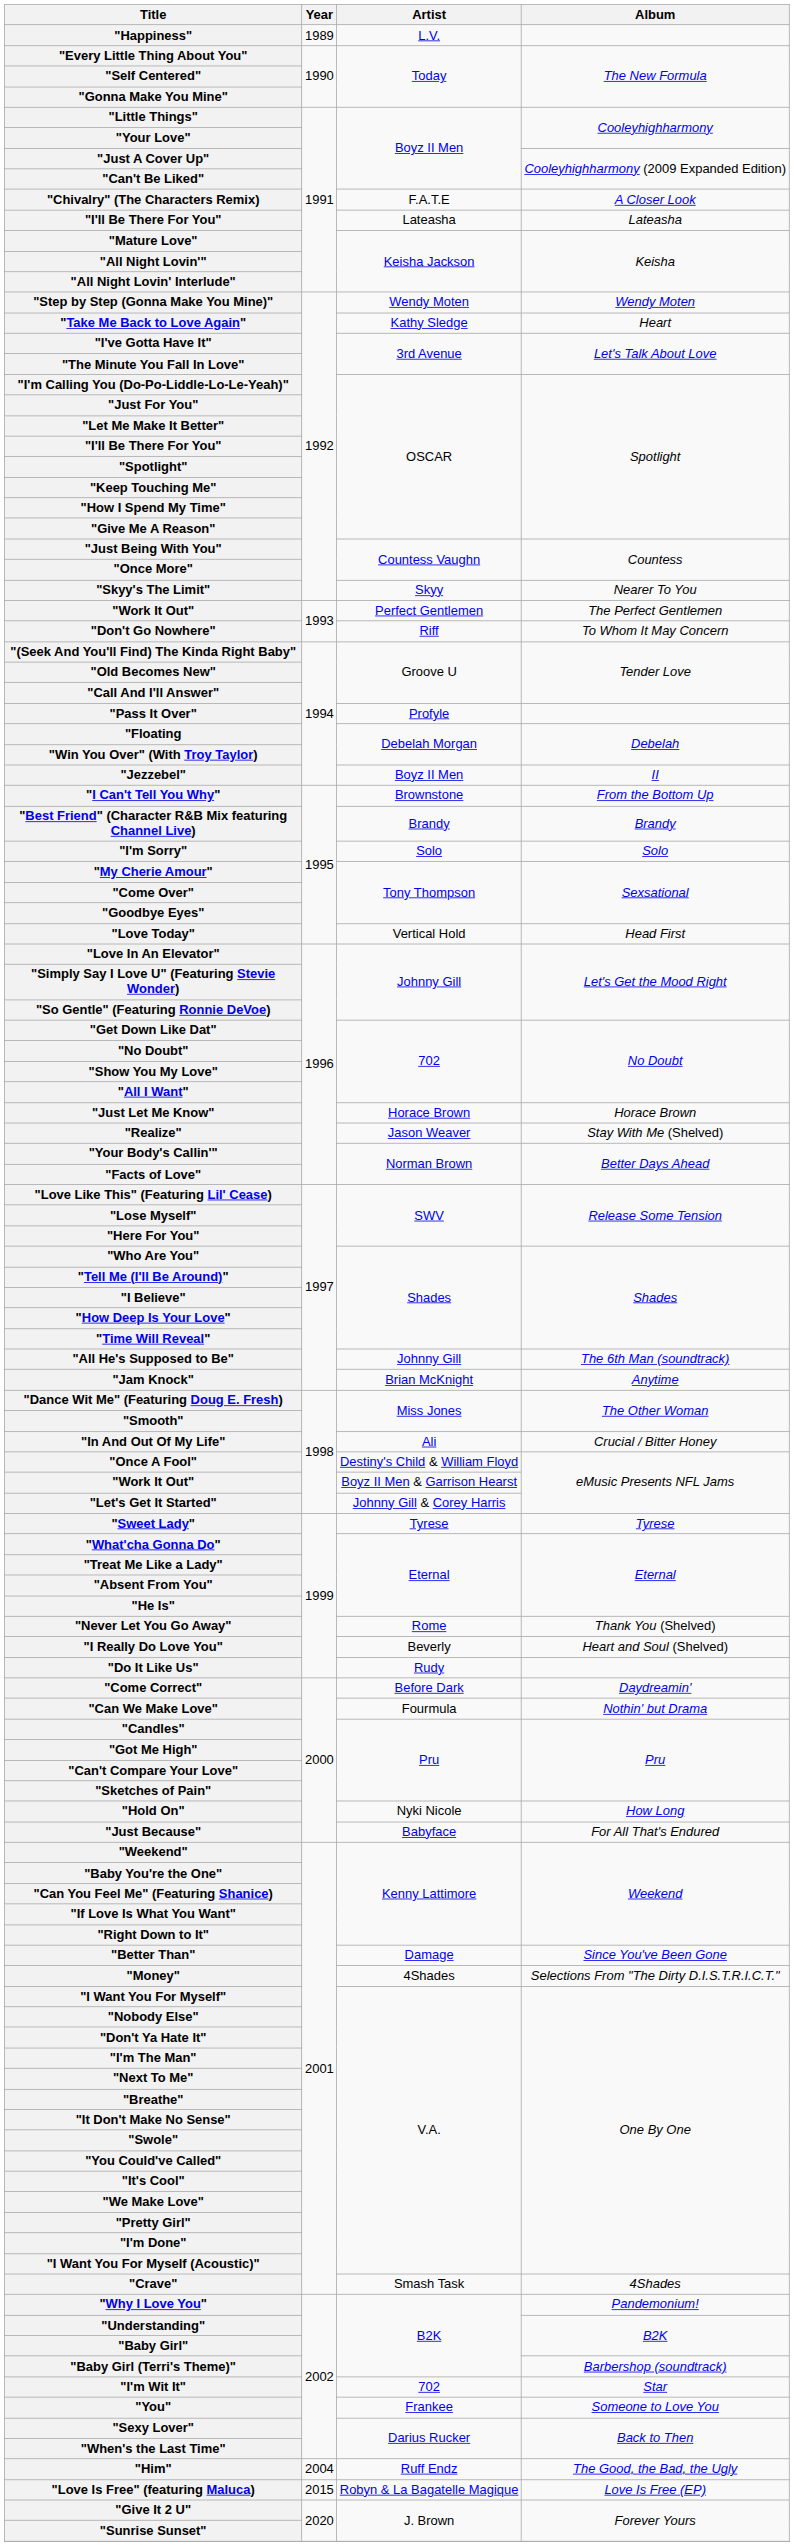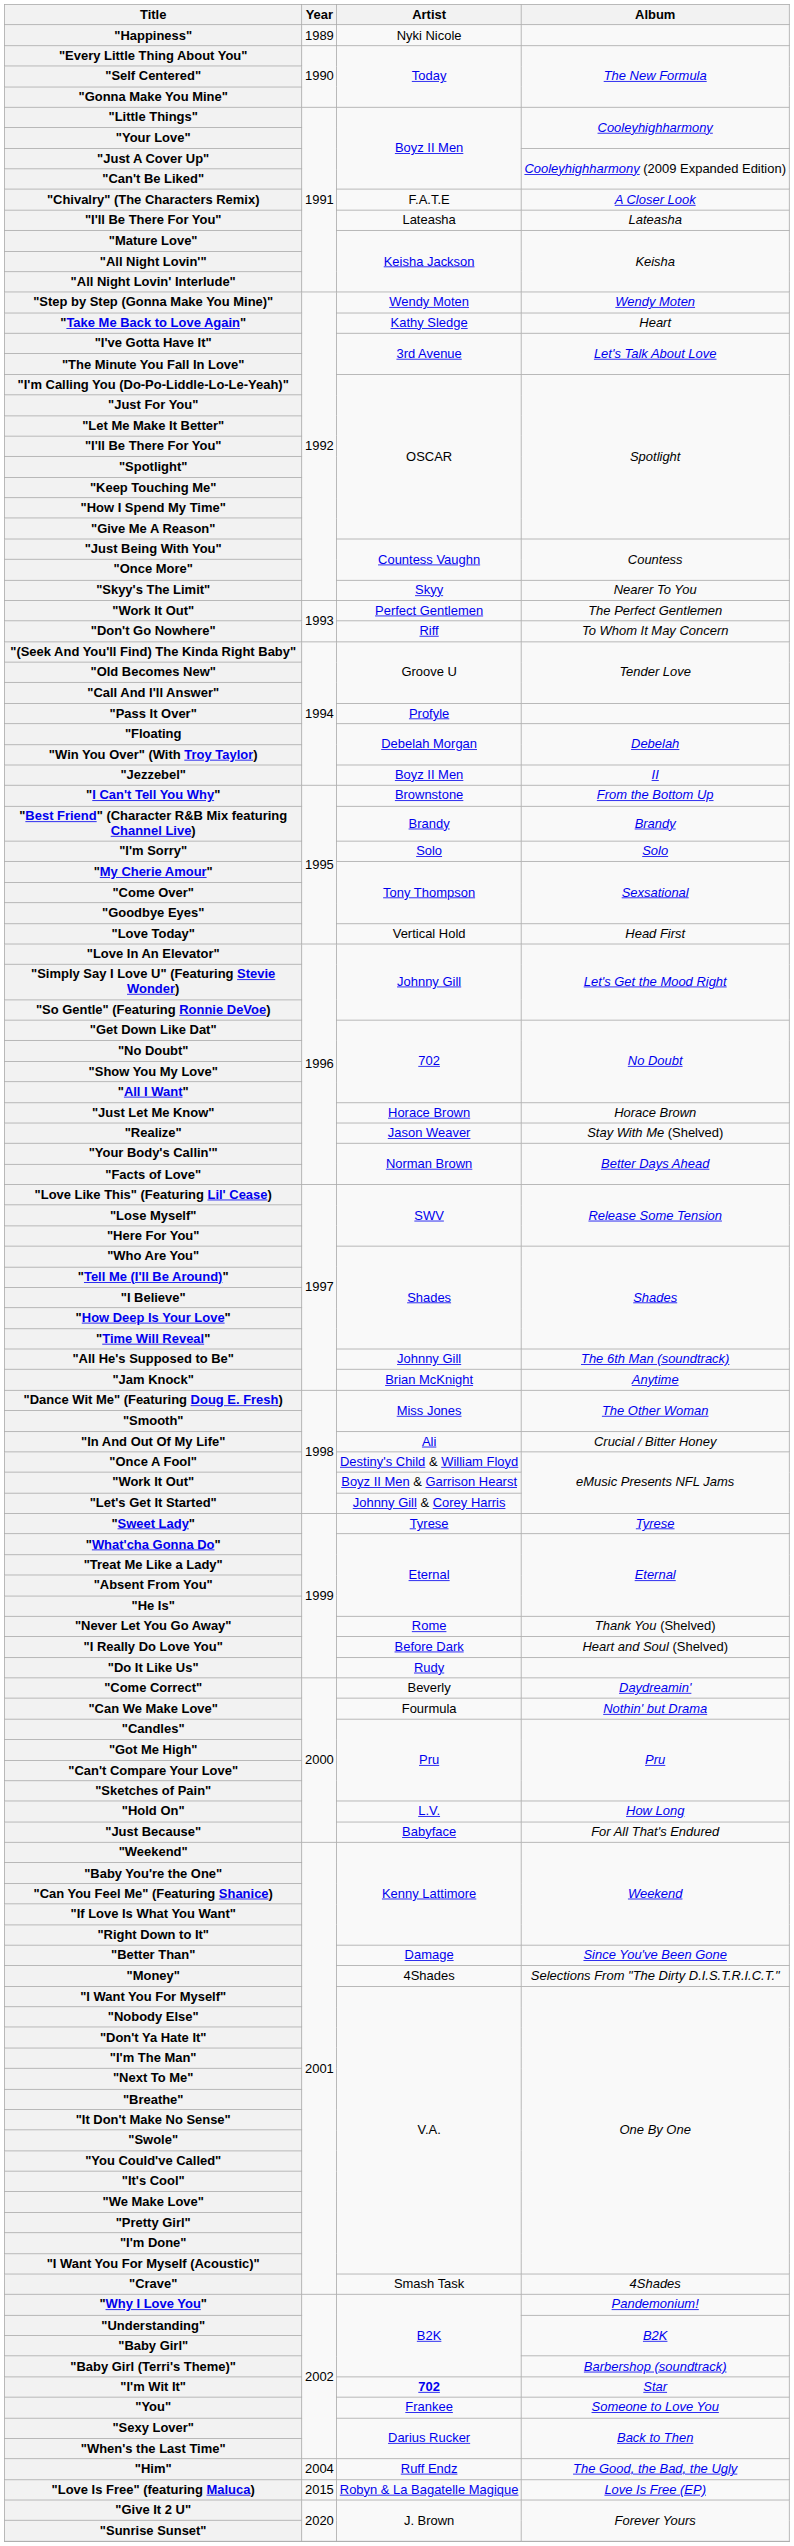(429, 35) L.V. -> (429, 35) Nyki Nicole
(429, 1647) Beverly -> (429, 1647) Before Dark
(429, 1688) Before Dark -> (429, 1688) Beverly
(429, 1811) Nyki Nicole -> (429, 1811) L.V.
(429, 2387) normal -> (429, 2387) bold
